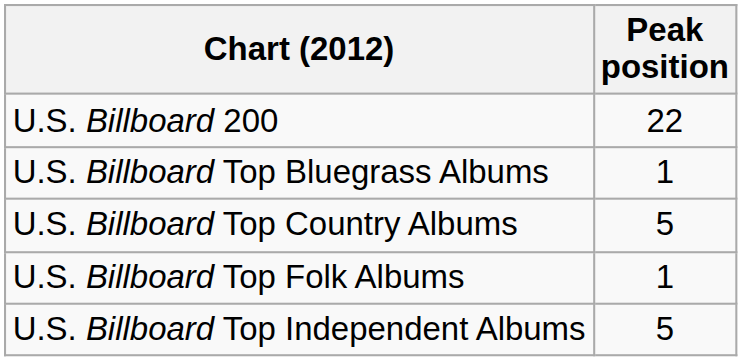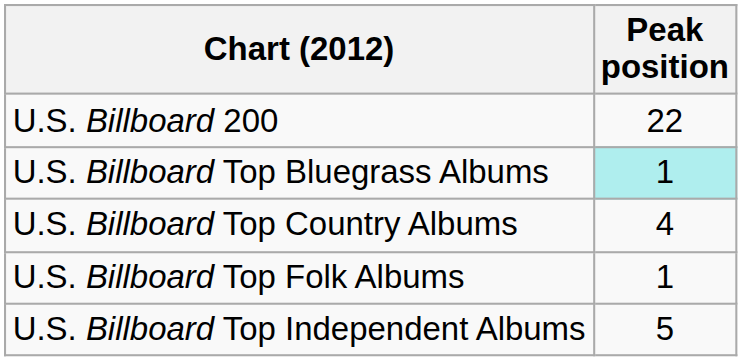(665, 172) no background -> (665, 172) paleturquoise background
(665, 224) 5 -> (665, 224) 4
